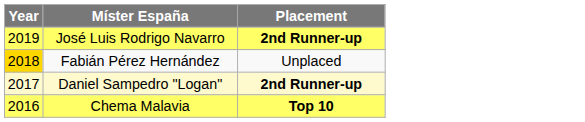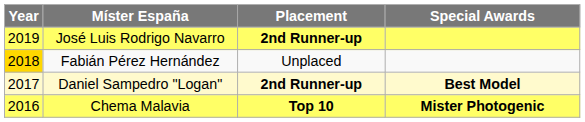+ column: (482, 16)
